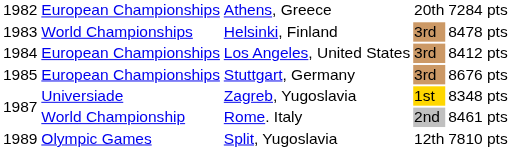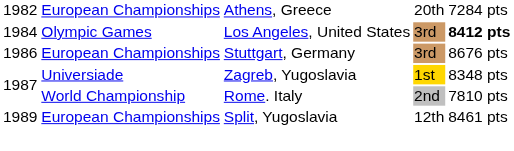- row: (281, 31)
(131, 53) European Championships -> (97, 31) Olympic Games
(478, 53) normal -> (479, 31) bold
(20, 74) 1985 -> (20, 53) 1986
(478, 117) 8461 pts -> (478, 96) 7810 pts
(97, 138) Olympic Games -> (131, 117) European Championships
(478, 138) 7810 pts -> (478, 117) 8461 pts
